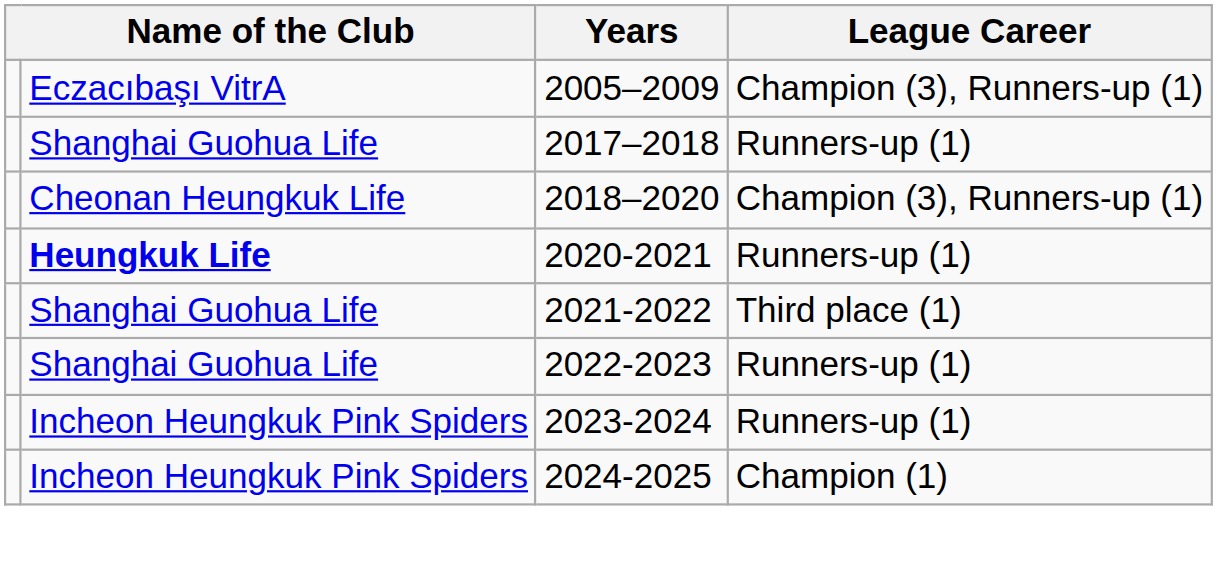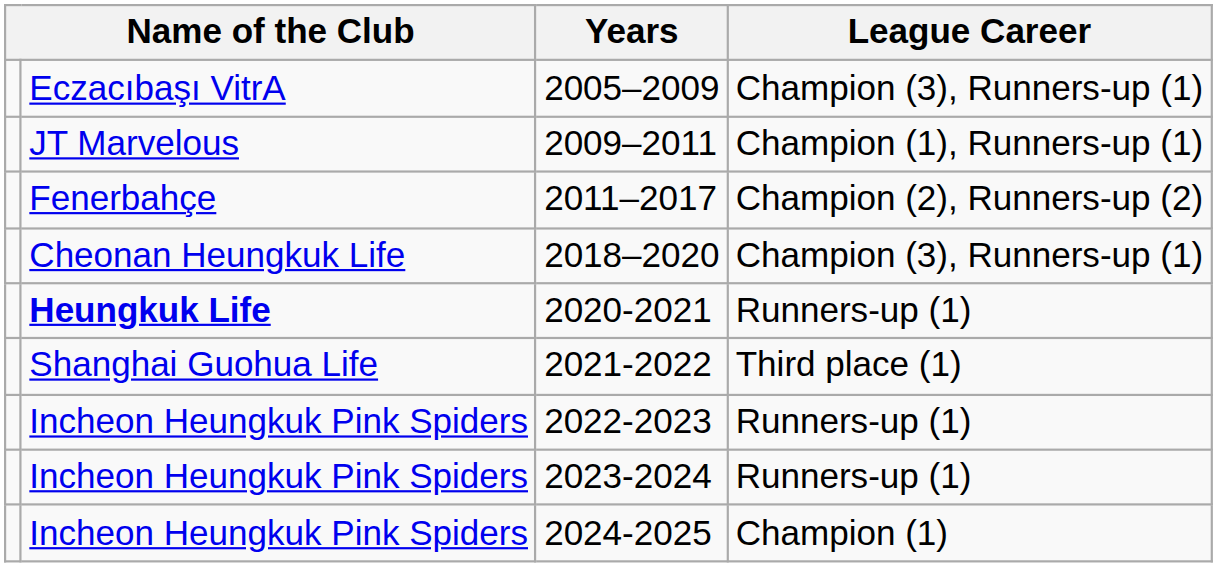+ row: (631, 143)
+ row: (631, 198)
- row: (632, 143)
(204, 365) Shanghai Guohua Life -> (279, 421) Incheon Heungkuk Pink Spiders
